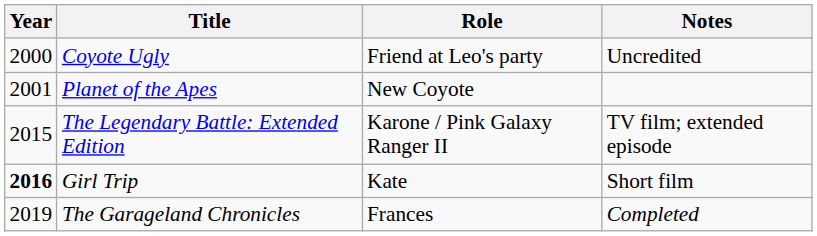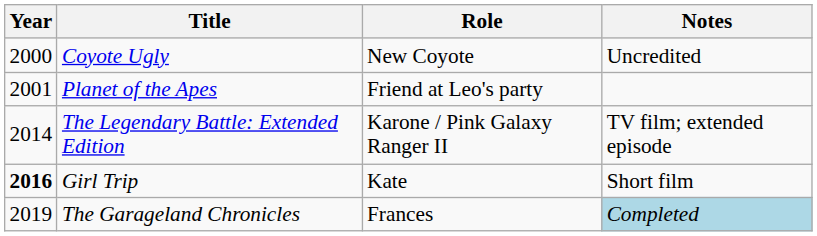(455, 55) Friend at Leo's party -> (421, 55) New Coyote
(421, 88) New Coyote -> (455, 88) Friend at Leo's party
(31, 134) 2015 -> (31, 134) 2014
(653, 214) no background -> (653, 214) lightblue background
